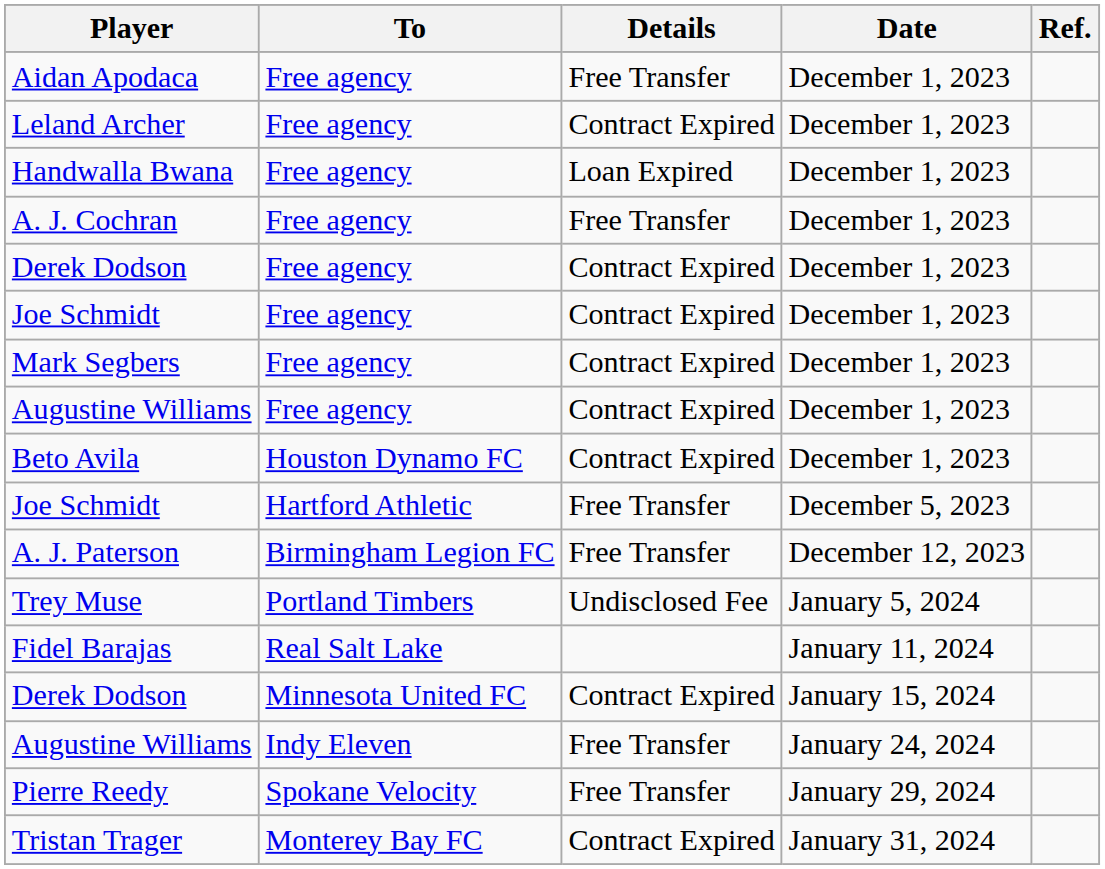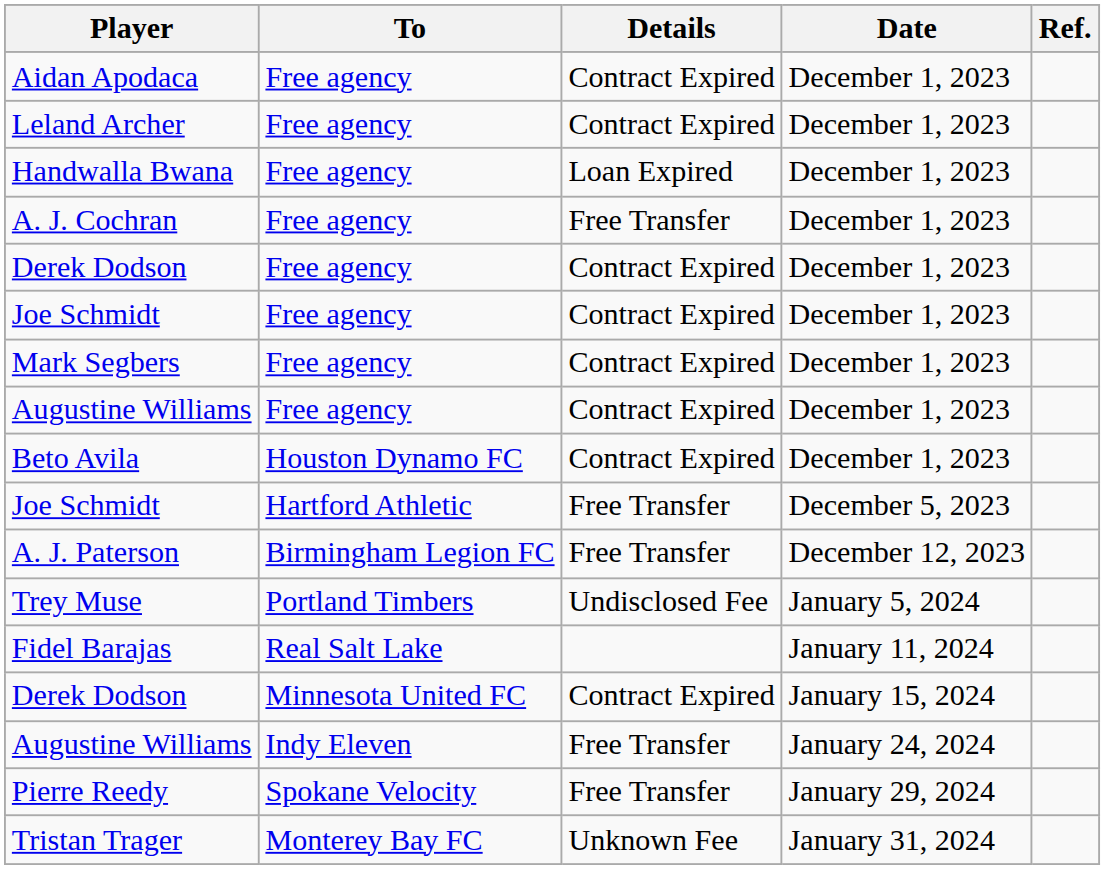(649, 76) Free Transfer -> (672, 76) Contract Expired
(672, 839) Contract Expired -> (653, 839) Unknown Fee
